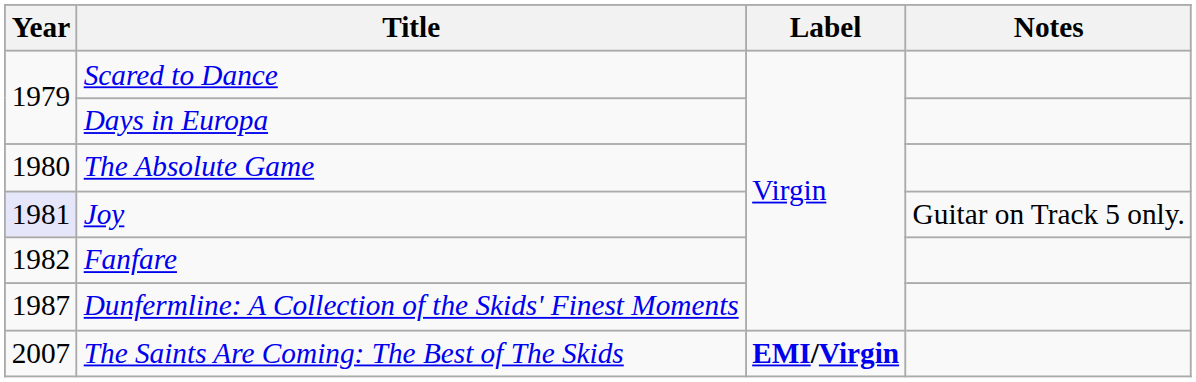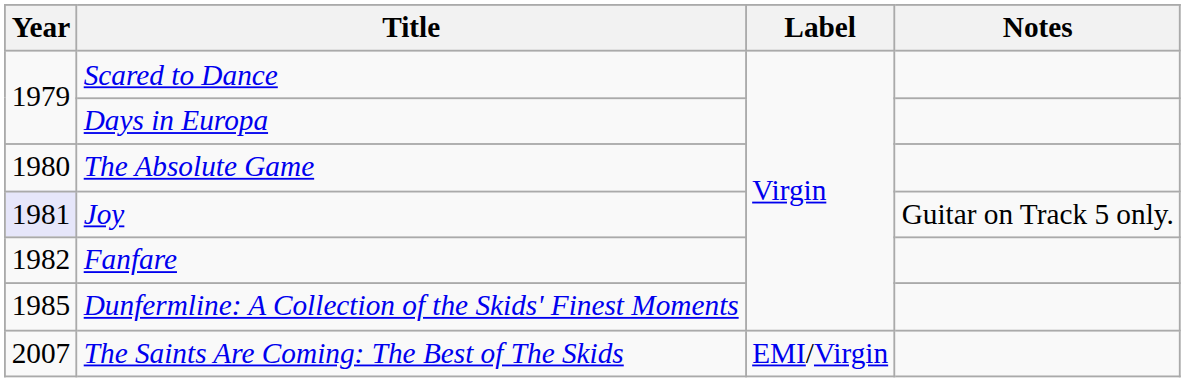(41, 306) 1987 -> (41, 306) 1985
(826, 352) bold -> (820, 352) normal
